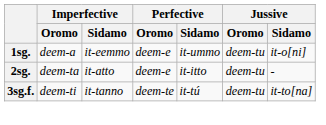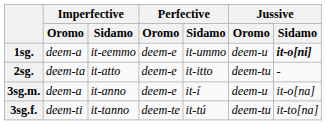(245, 52) deem-tu -> (250, 52) deem-u
(288, 52) normal -> (294, 52) bold
+ row: (24, 91)
